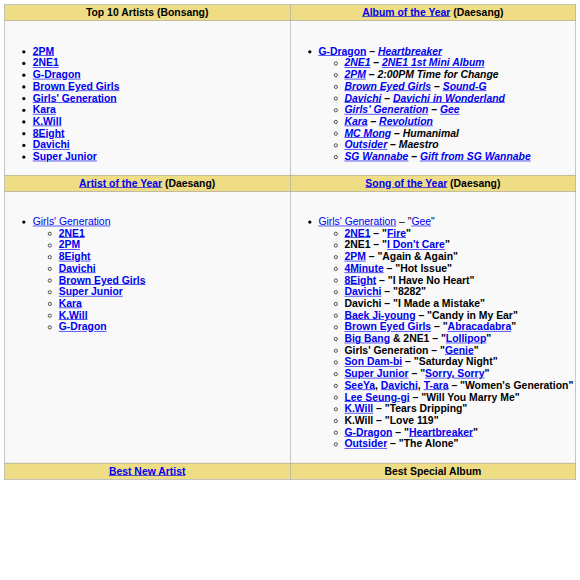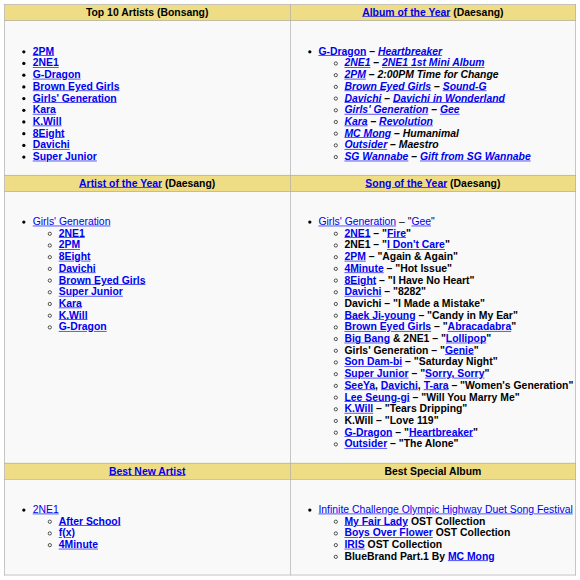+ row: (147, 527)
